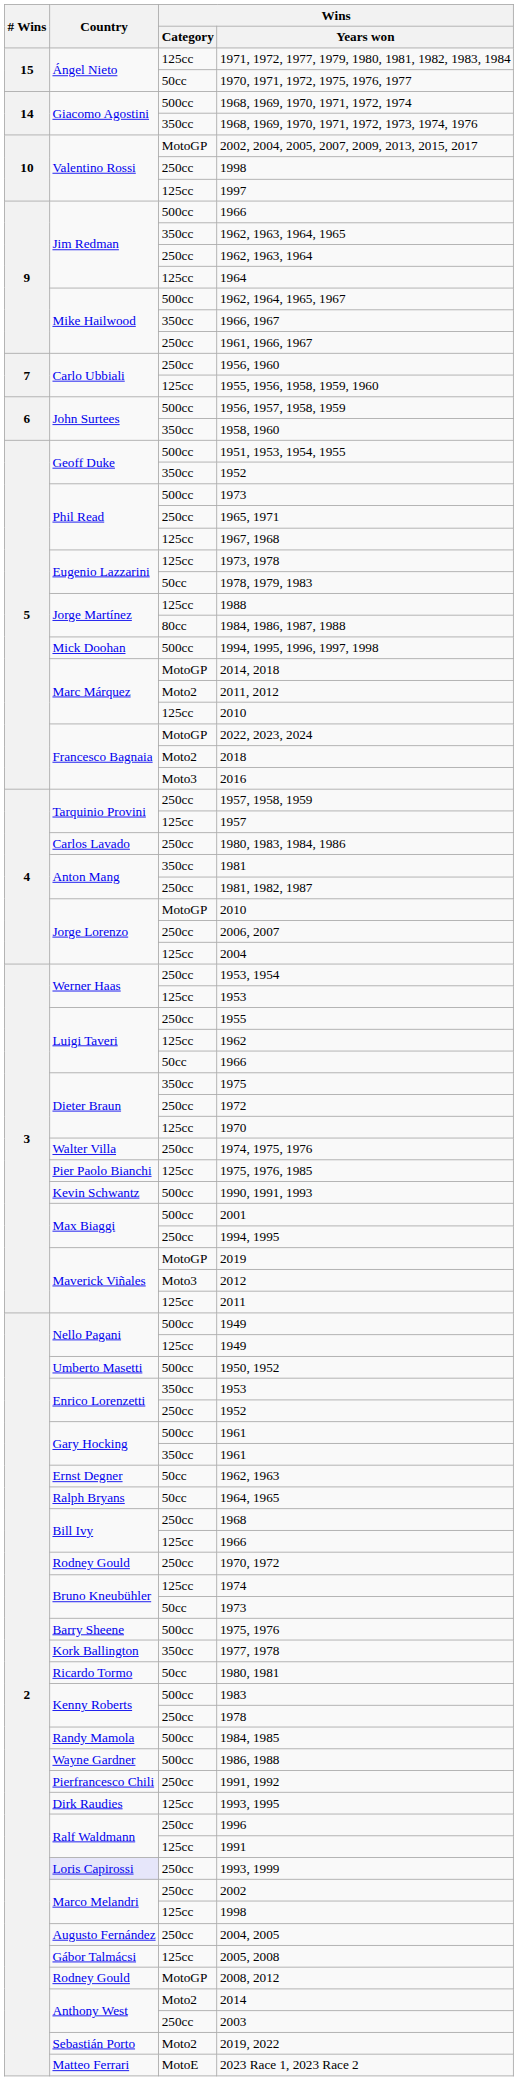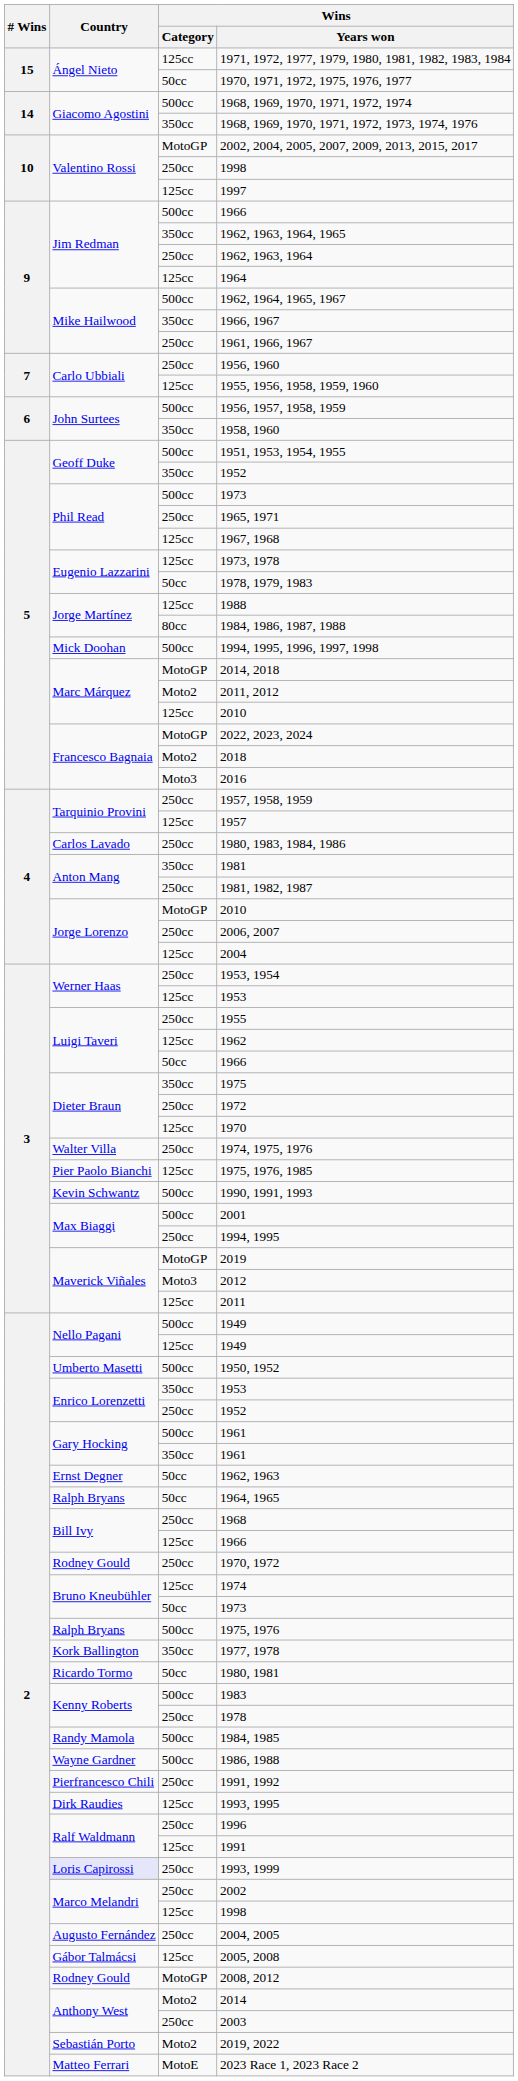(88, 1629) Barry Sheene -> (89, 1629) Ralph Bryans
